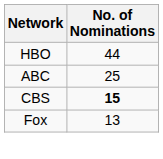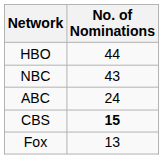+ row: (35, 76)
(112, 76) 25 -> (112, 98) 24
